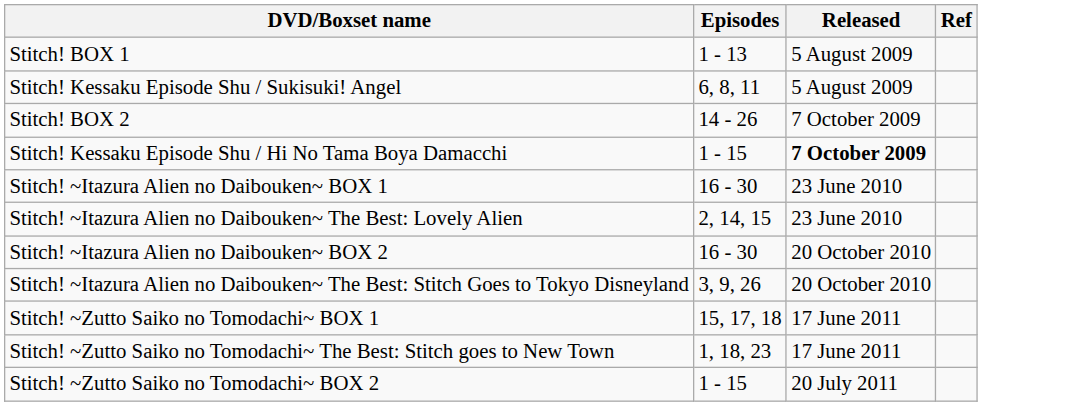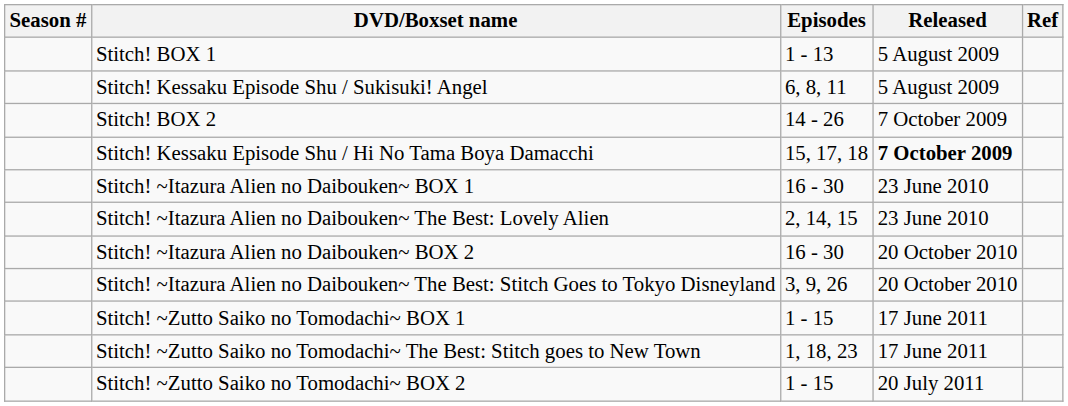+ column: (48, 20)
(723, 152) 1 - 15 -> (827, 152) 15, 17, 18
(740, 317) 15, 17, 18 -> (809, 317) 1 - 15
